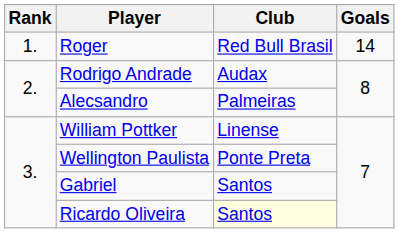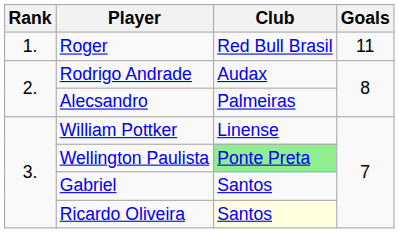(365, 46) 14 -> (365, 46) 11
(264, 158) no background -> (264, 158) lightgreen background
